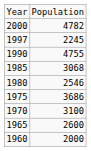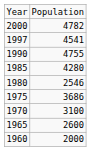(73, 40) 2245 -> (73, 40) 4541
(73, 68) 3068 -> (73, 68) 4280
